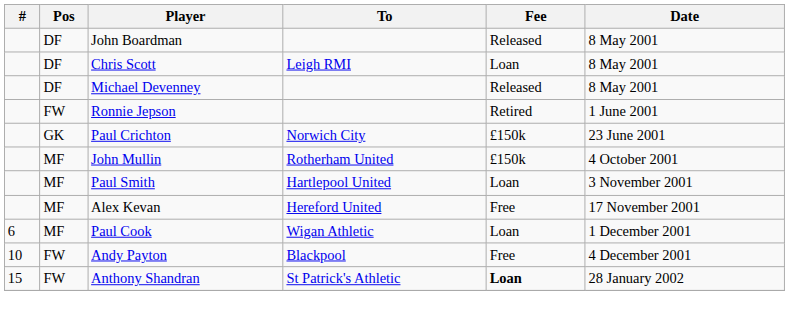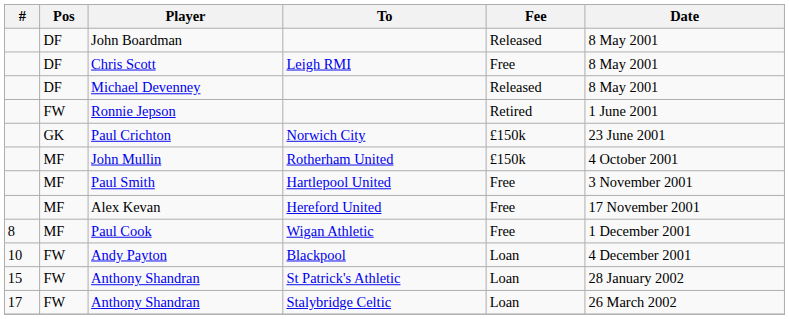(504, 64) Loan -> (502, 64) Free
(504, 183) Loan -> (502, 183) Free
(11, 230) 6 -> (11, 230) 8
(504, 230) Loan -> (502, 230) Free
(502, 254) Free -> (504, 254) Loan
(506, 278) bold -> (504, 278) normal
+ row: (145, 302)
